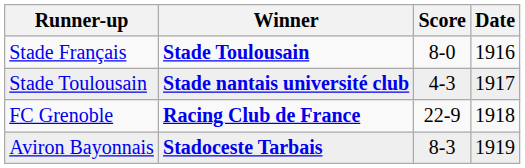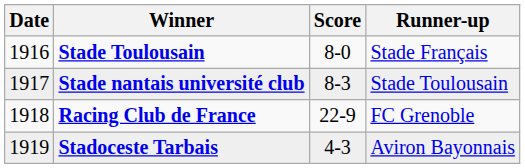columns swapped: (495, 20) <-> (82, 20)
(442, 83) 4-3 -> (338, 83) 8-3
(442, 147) 8-3 -> (338, 147) 4-3
